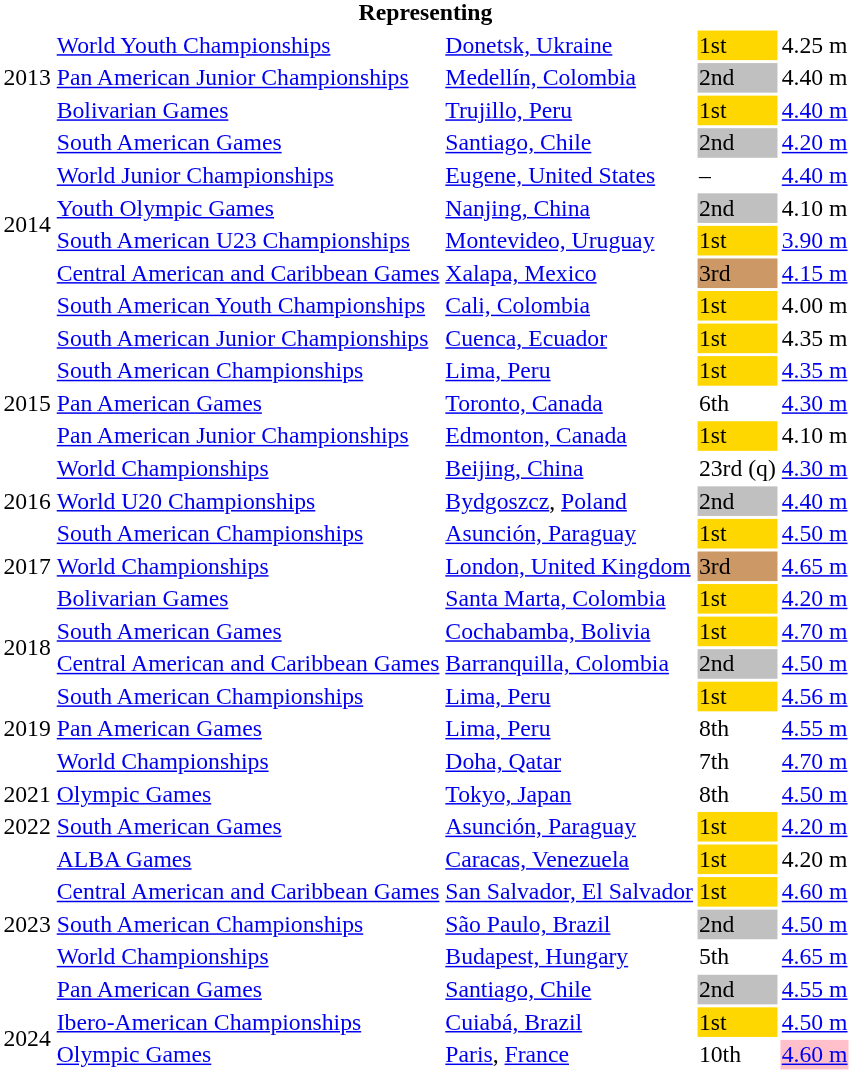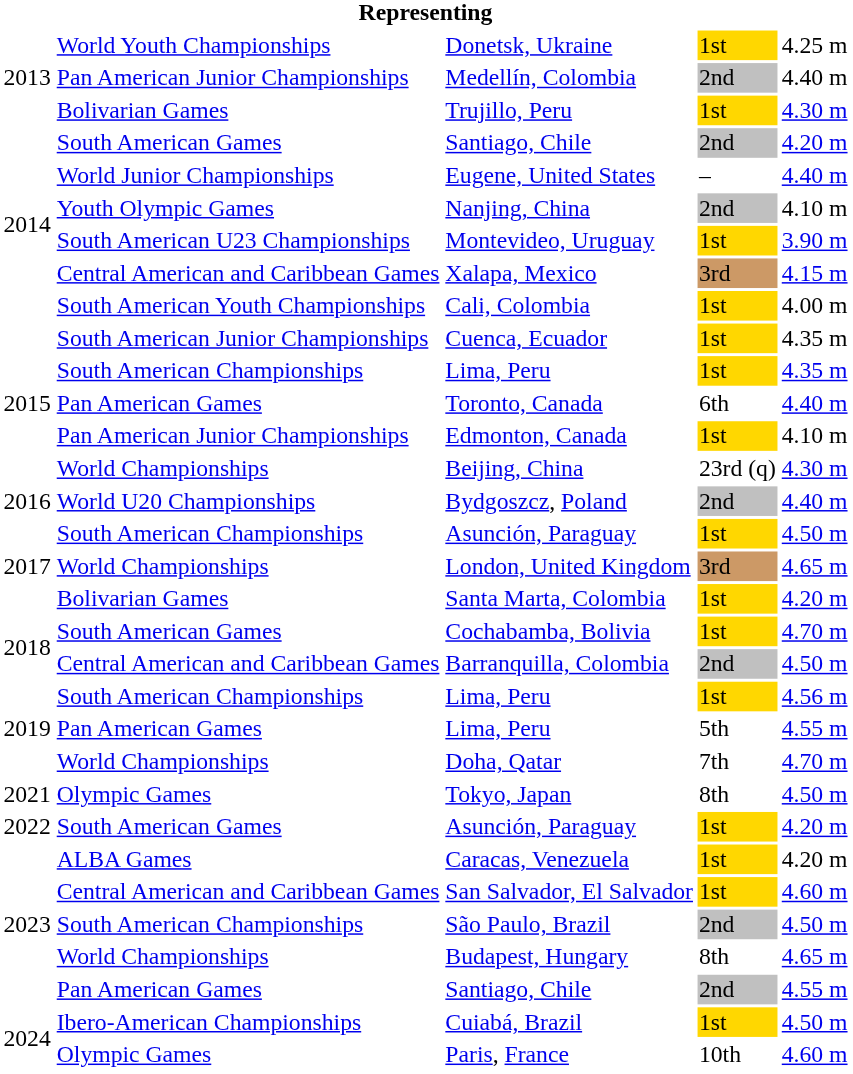(815, 110) 4.40 m -> (815, 110) 4.30 m
(815, 403) 4.30 m -> (815, 403) 4.40 m
(714, 728) 8th -> (714, 728) 5th
(714, 956) 5th -> (714, 956) 8th
(815, 1054) pink background -> (815, 1054) no background
